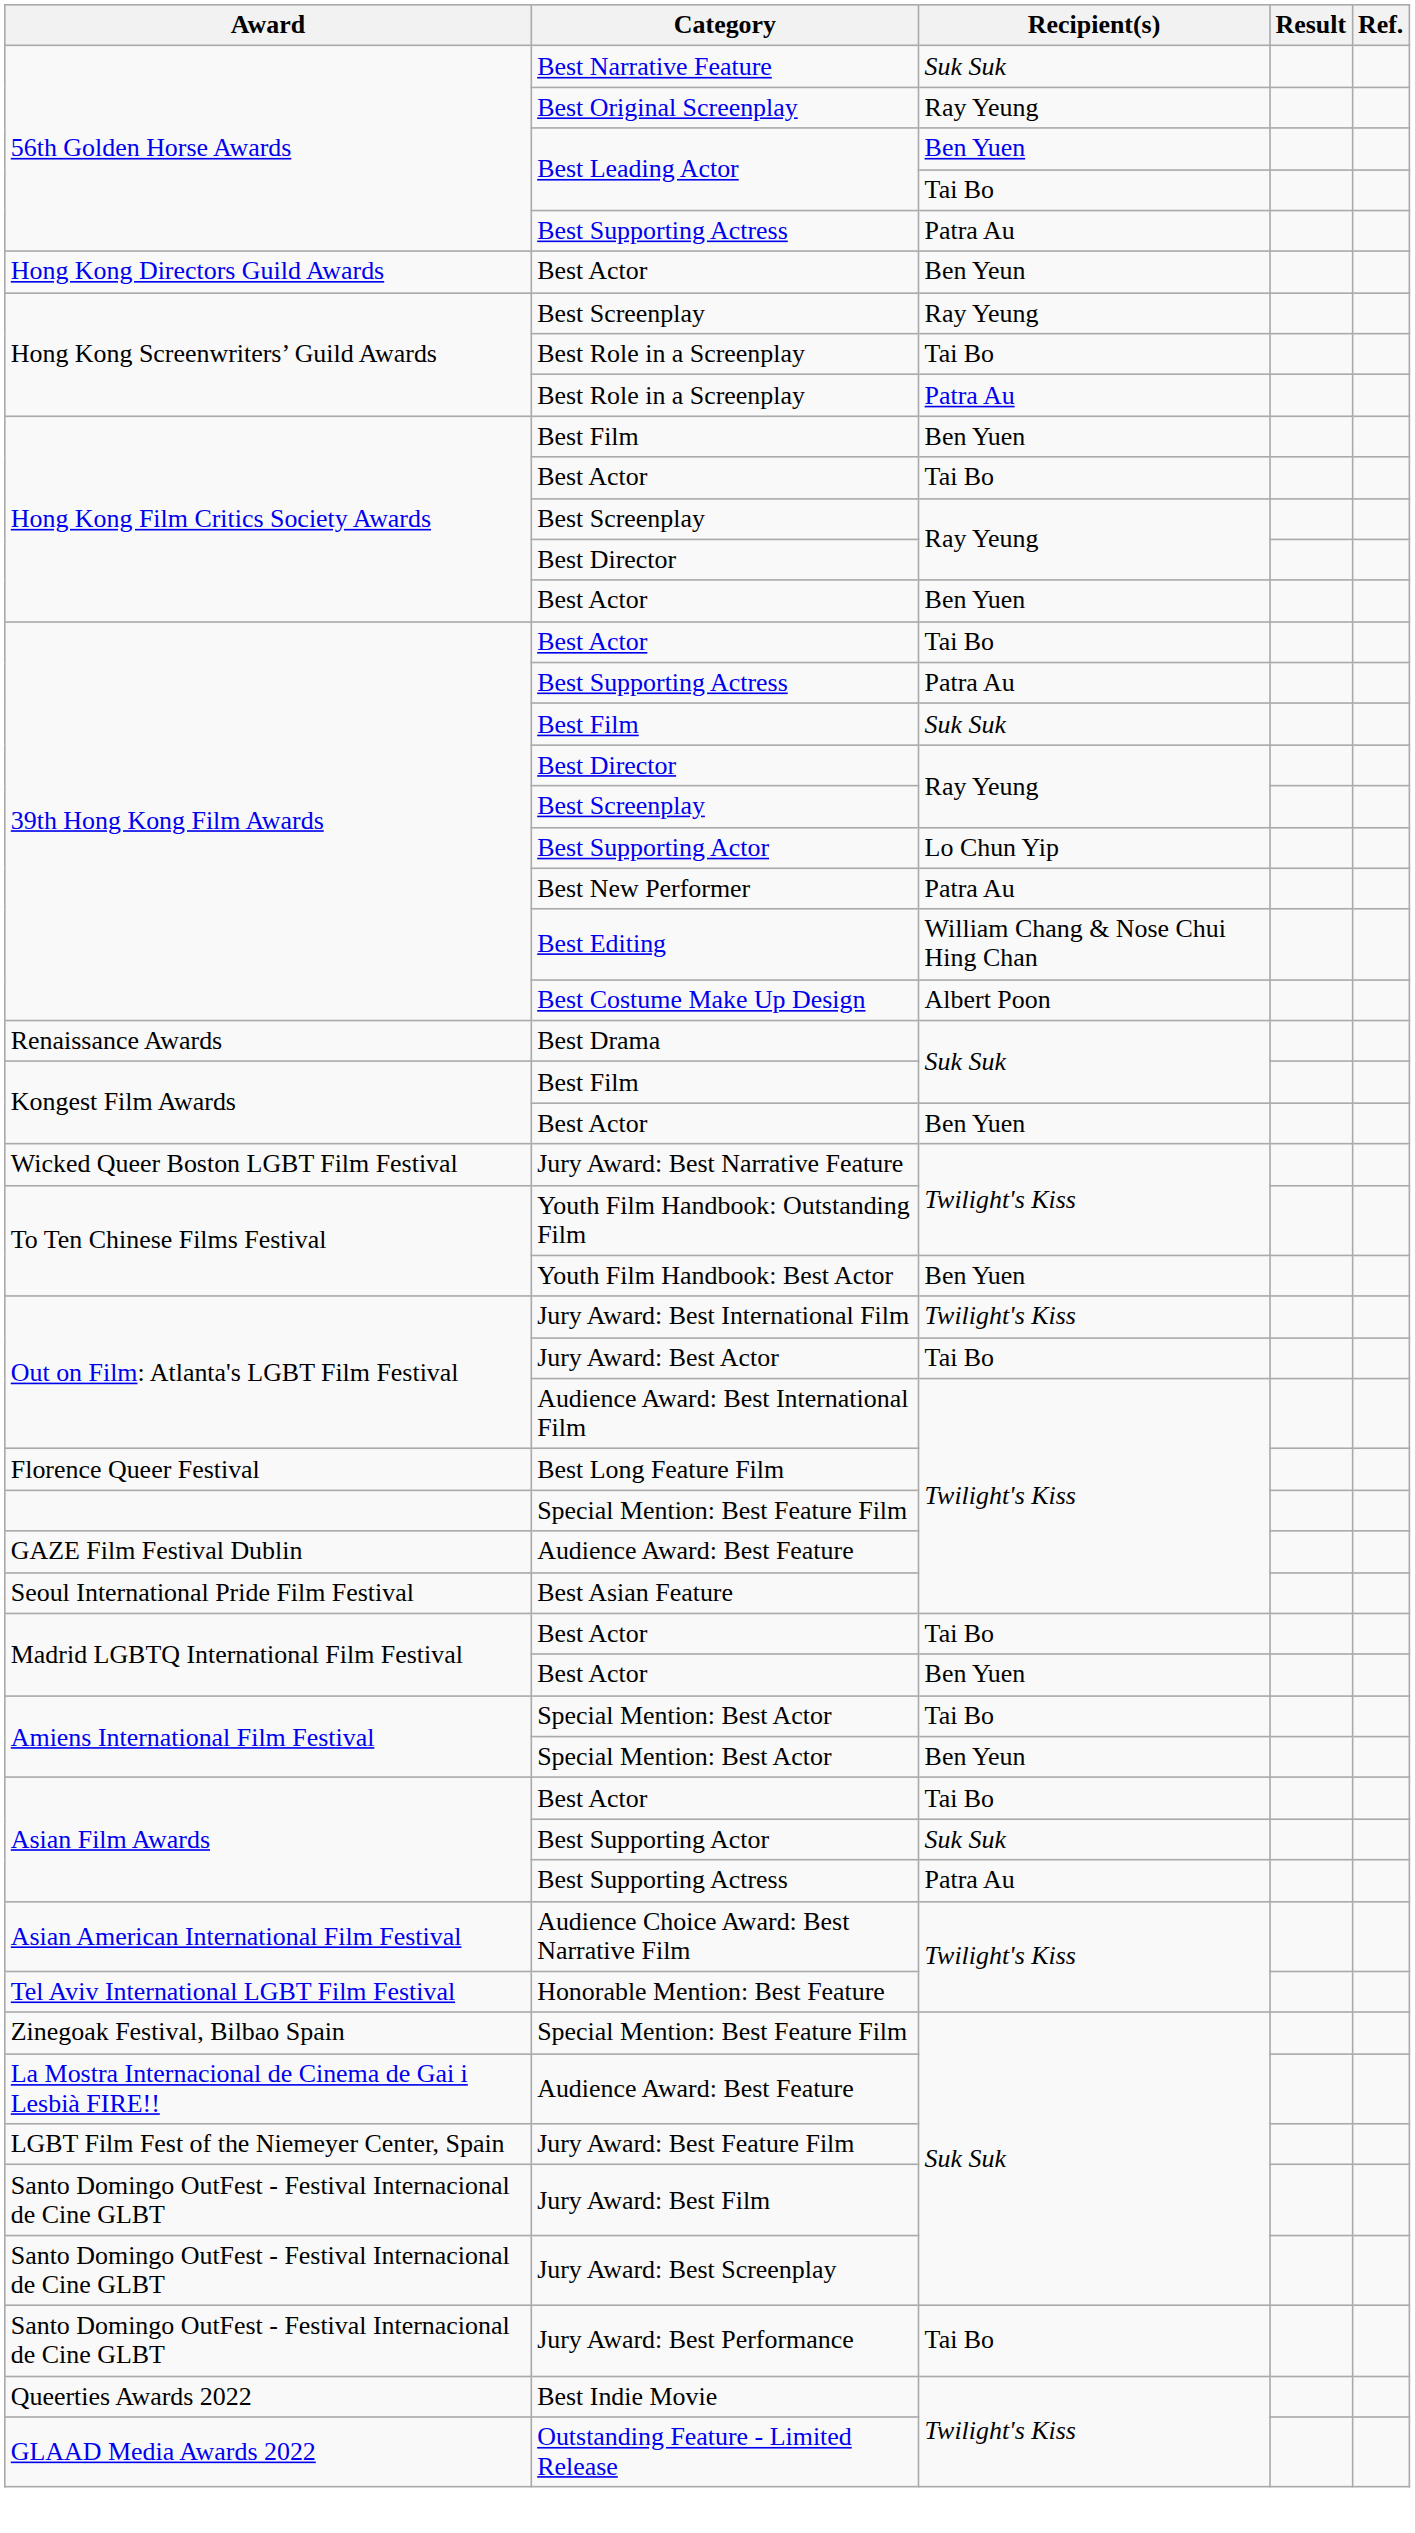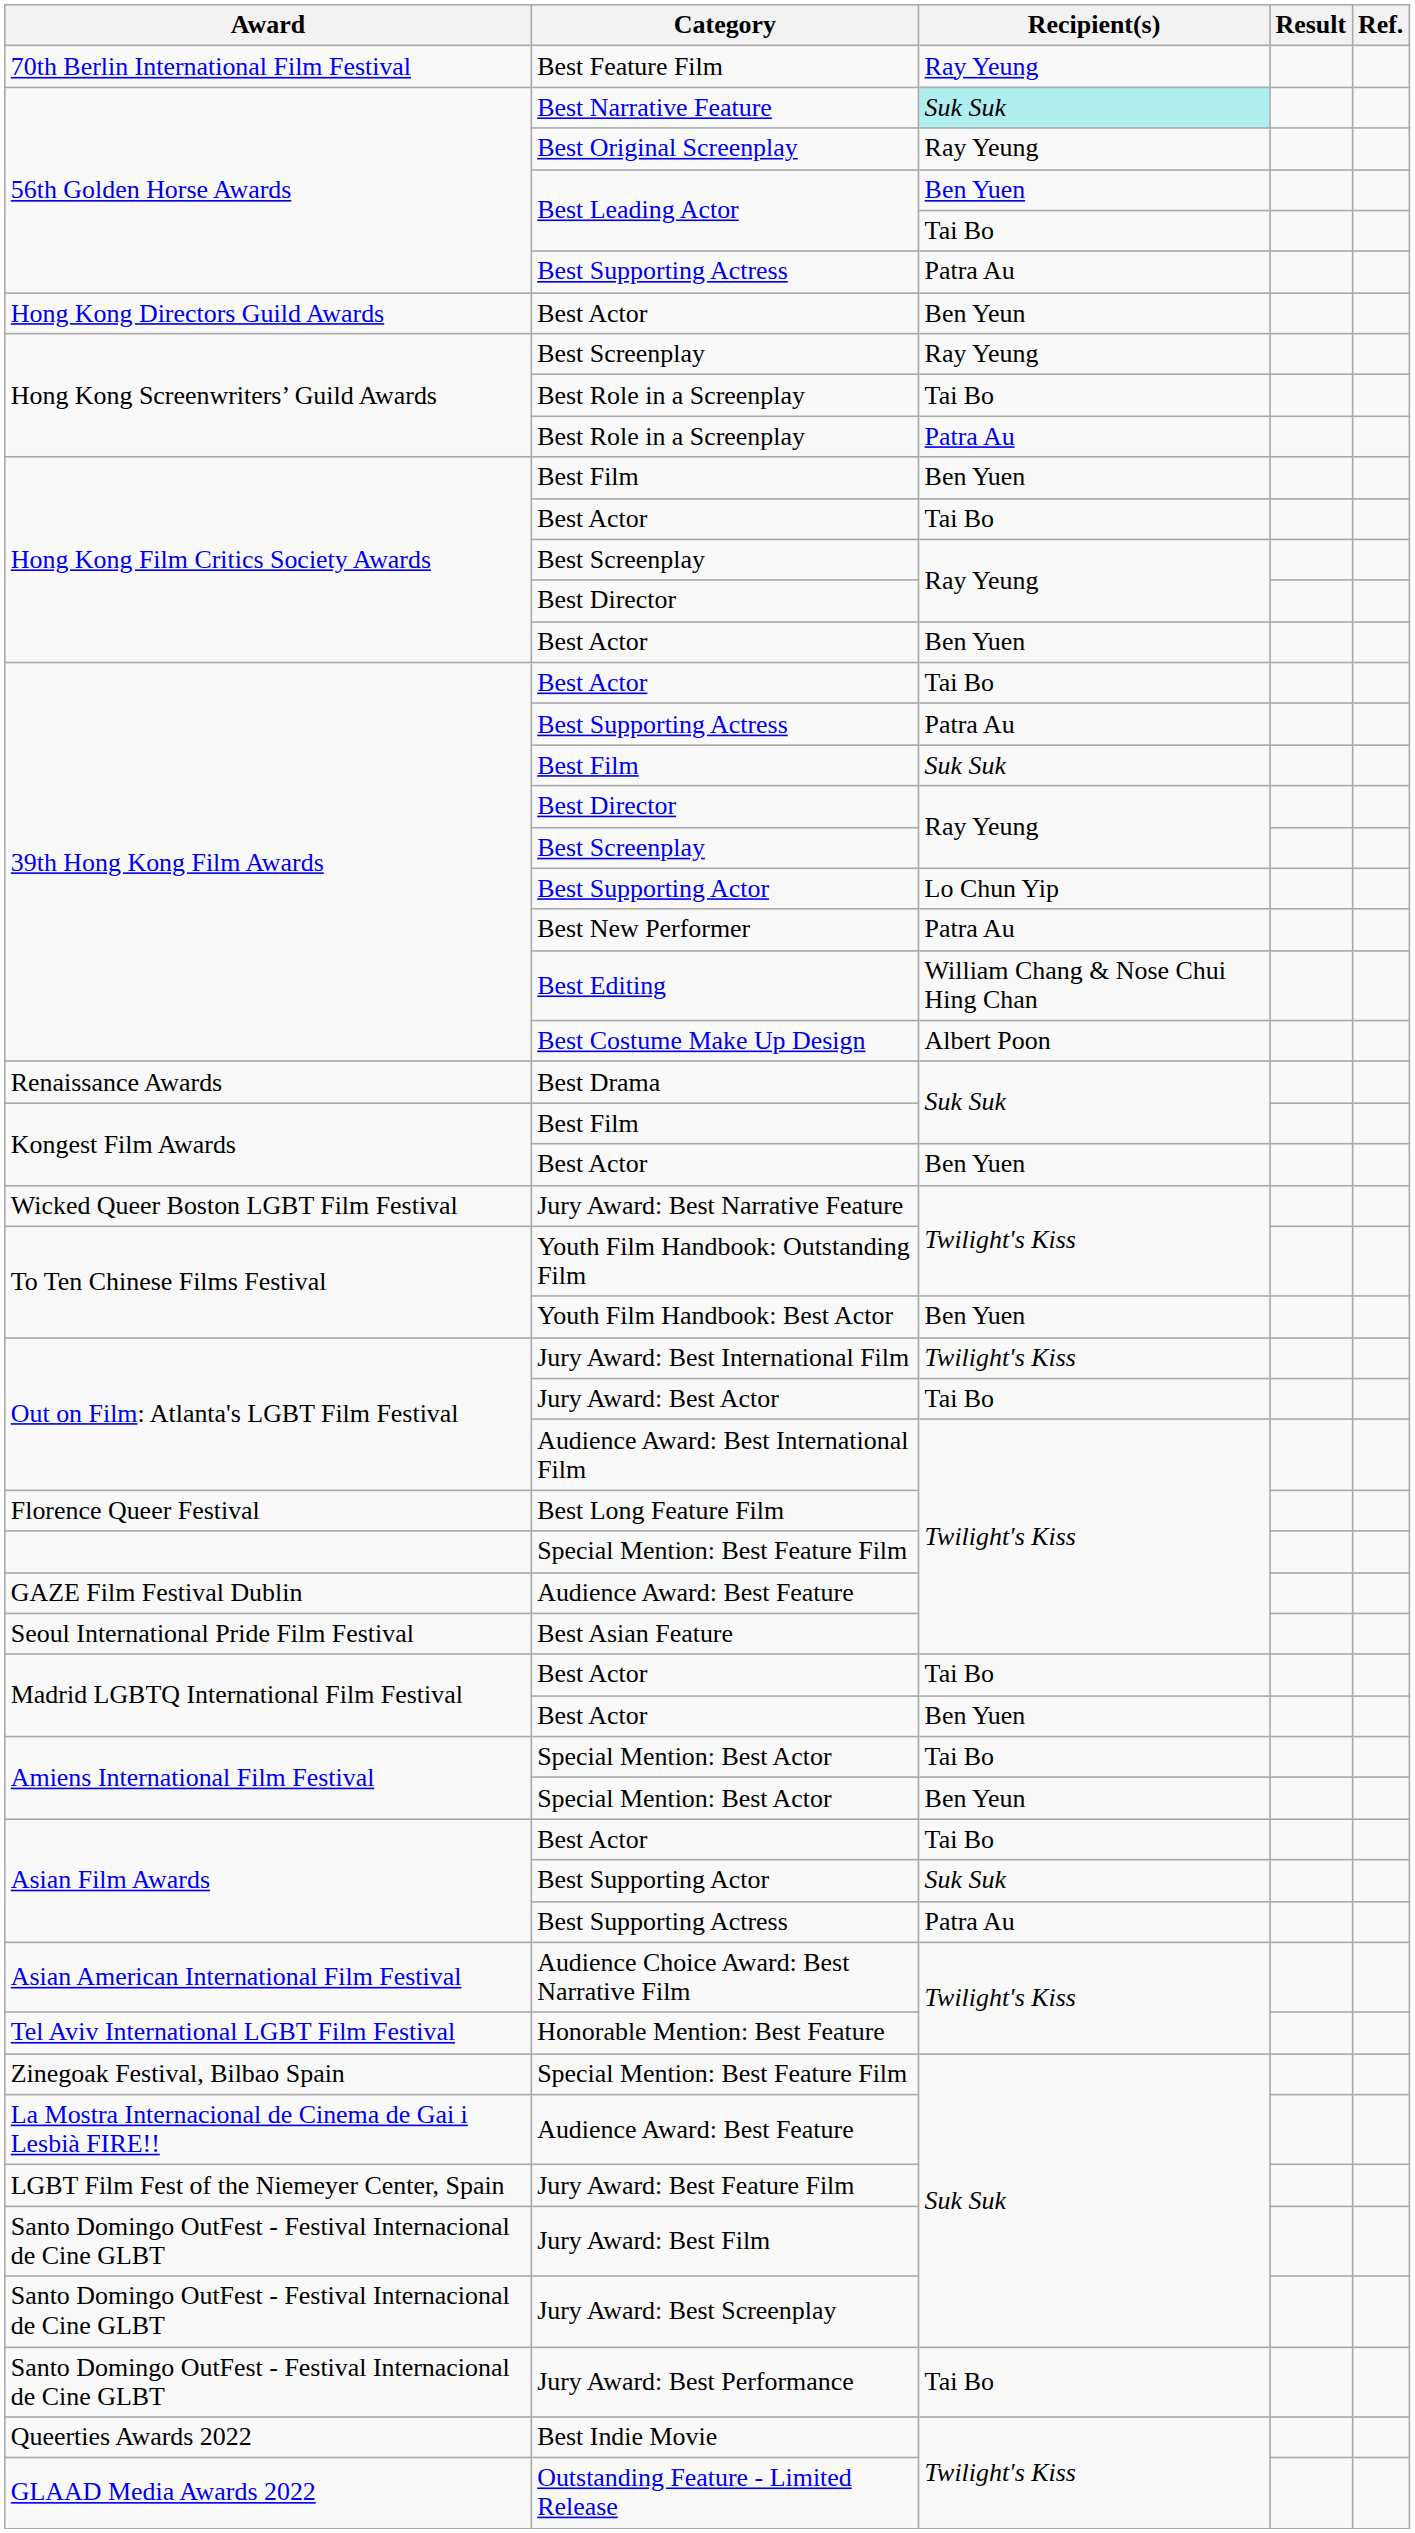+ row: (211, 66)
(965, 66) no background -> (965, 107) paleturquoise background
